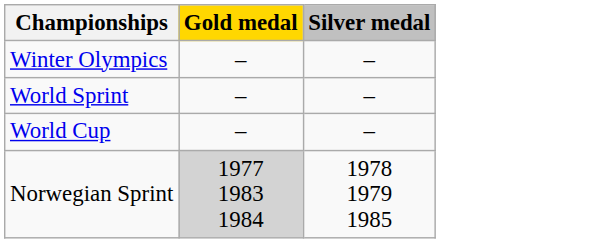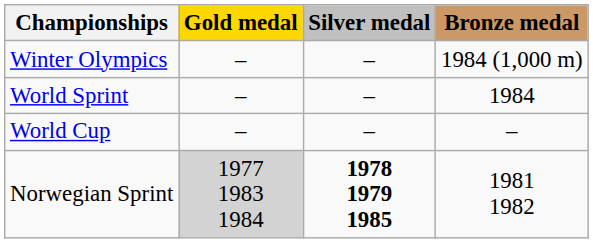+ column: (512, 22)
(369, 193) normal -> (369, 193) bold
